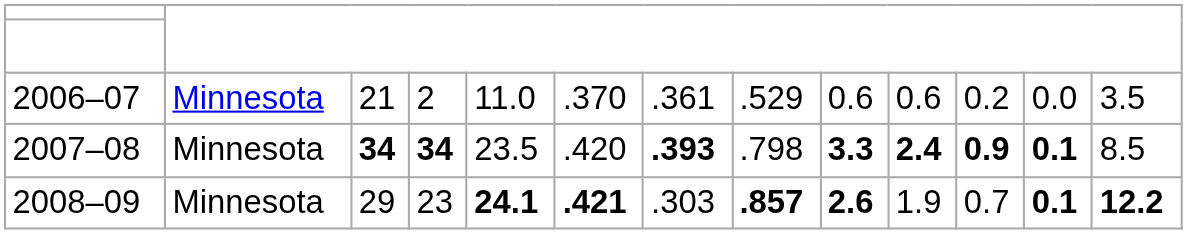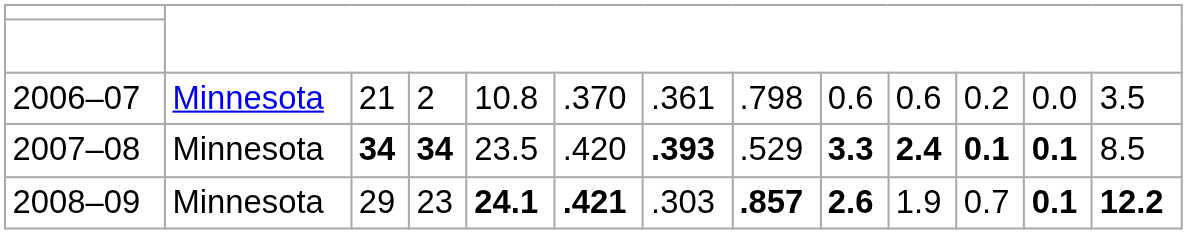(505, 97) 11.0 -> (506, 97) 10.8
(771, 97) .529 -> (771, 97) .798
(771, 149) .798 -> (771, 149) .529
(987, 149) 0.9 -> (987, 149) 0.1
